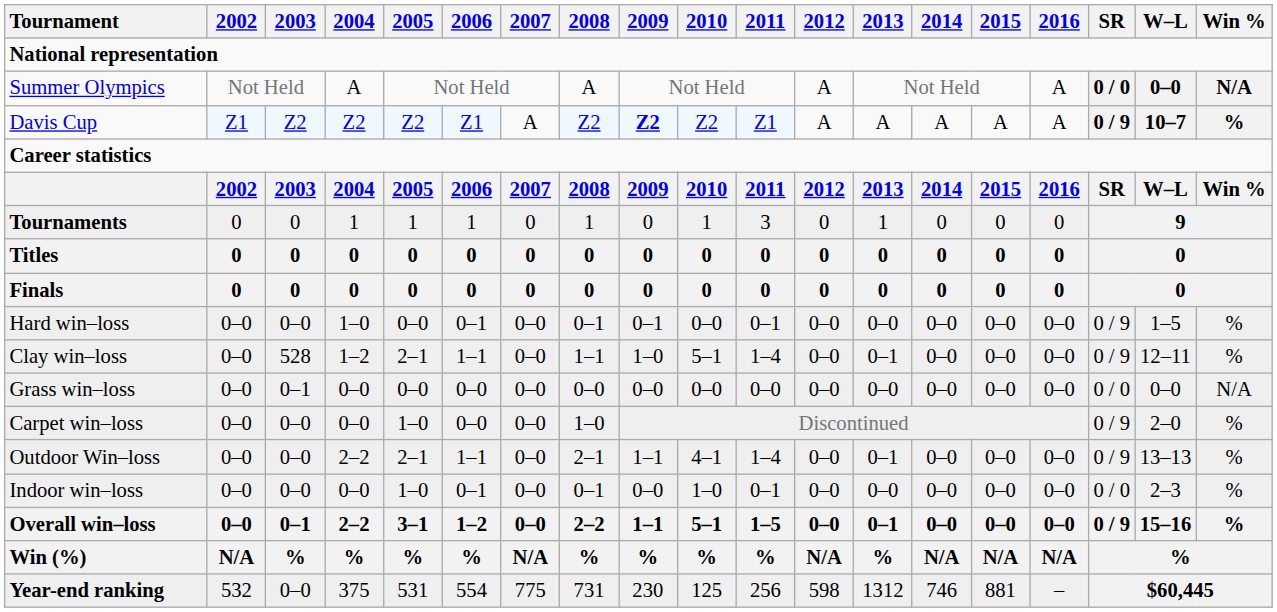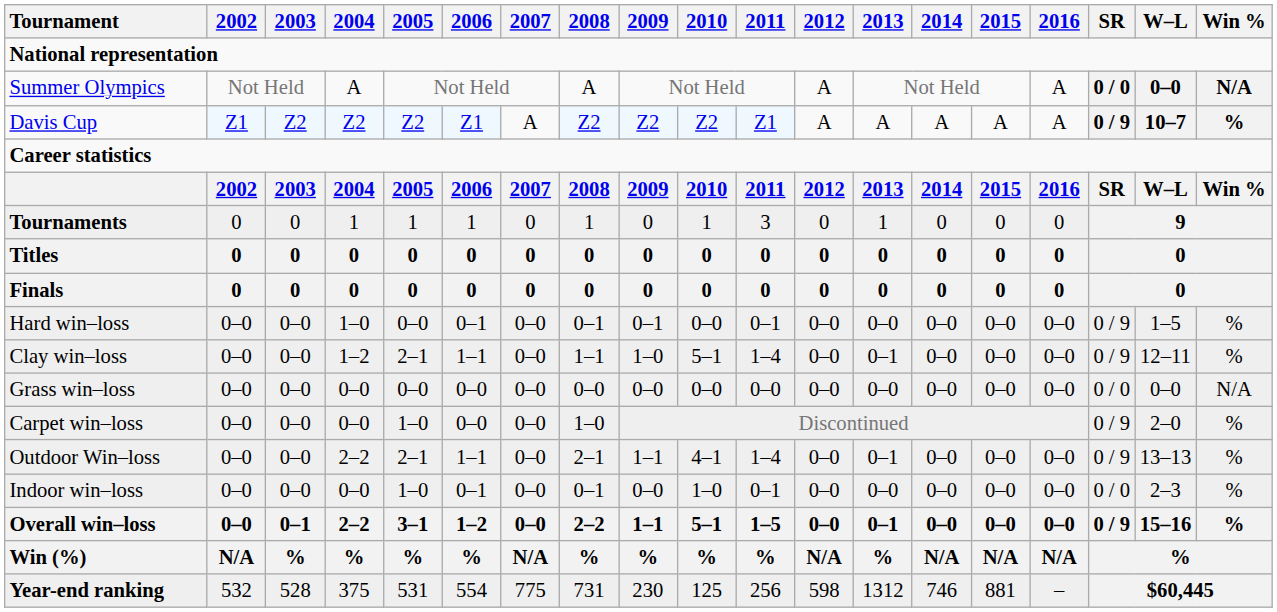(648, 121) bold -> (648, 121) normal
(295, 355) 528 -> (295, 355) 0–0
(295, 389) 0–1 -> (295, 389) 0–0
(295, 590) 0–0 -> (295, 590) 528
